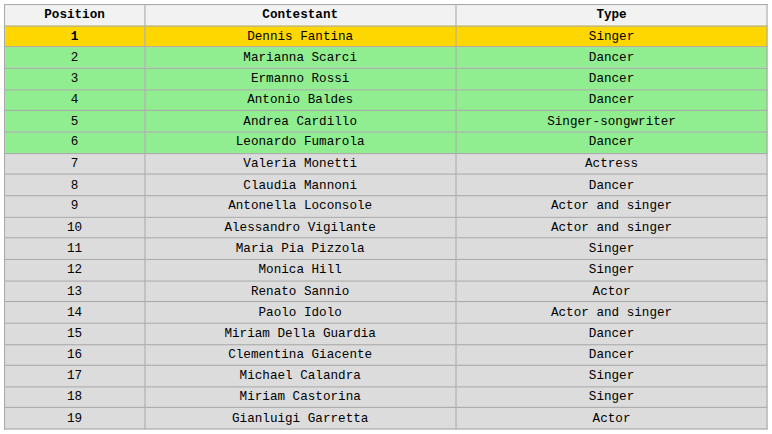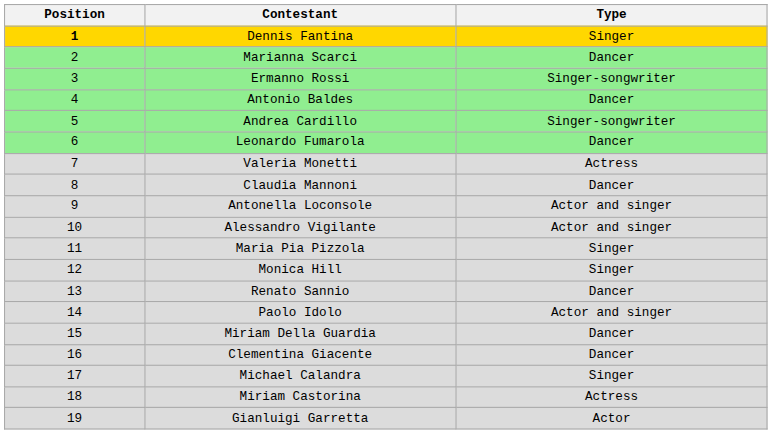(612, 79) Dancer -> (612, 79) Singer-songwriter
(612, 291) Actor -> (612, 291) Dancer
(612, 397) Singer -> (612, 397) Actress
